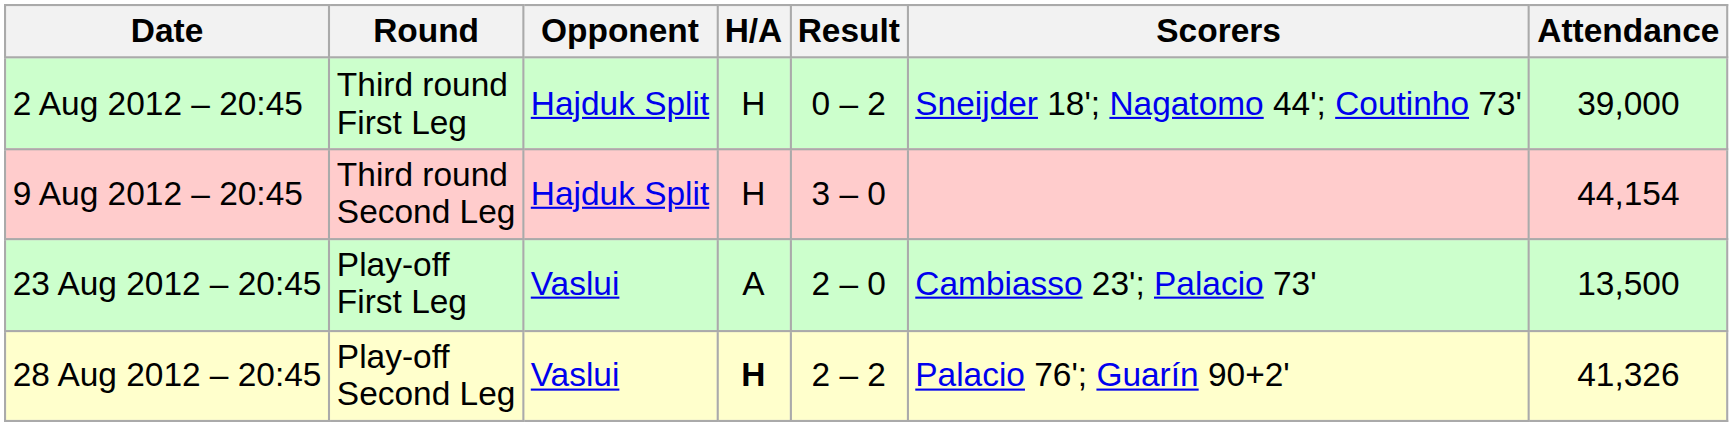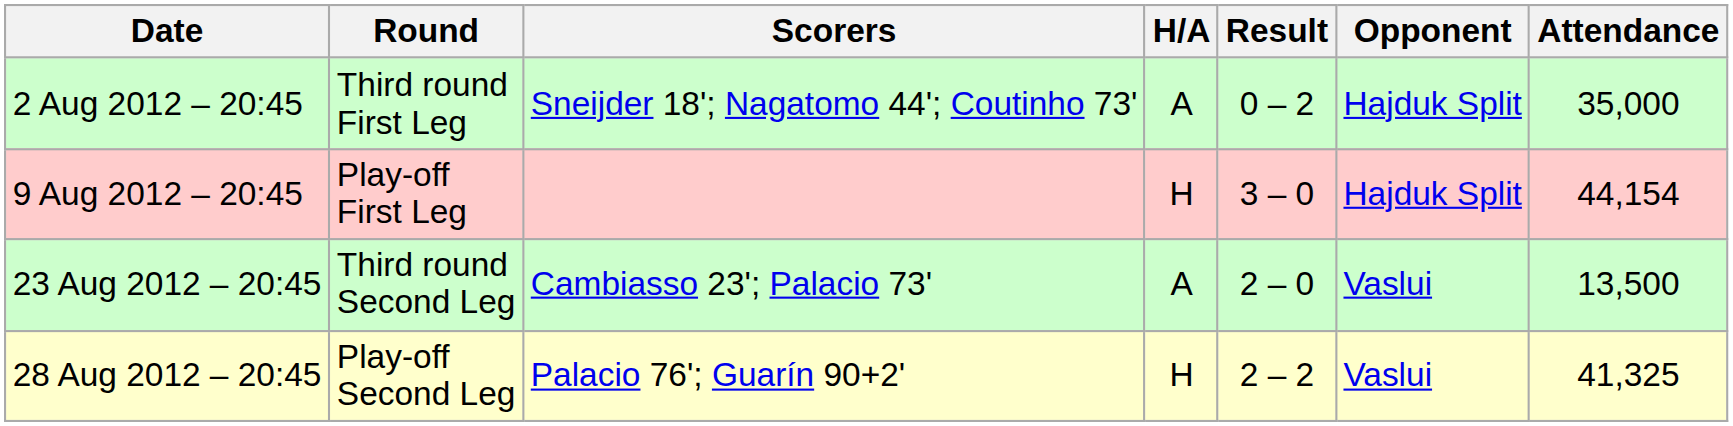columns swapped: (620, 31) <-> (1219, 31)
(753, 102) H -> (1182, 102) A
(1628, 102) 39,000 -> (1628, 102) 35,000
(426, 193) Third round Second Leg -> (402, 193) Play-off First Leg
(402, 284) Play-off First Leg -> (426, 284) Third round Second Leg
(753, 374) bold -> (1182, 374) normal
(1628, 374) 41,326 -> (1628, 374) 41,325
